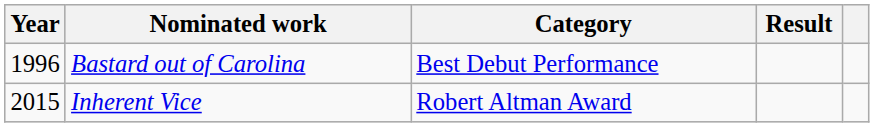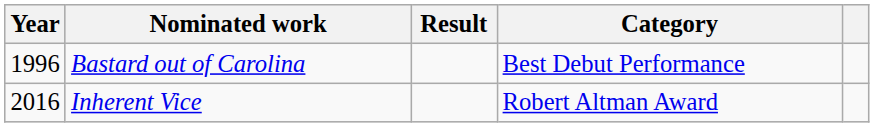columns swapped: (583, 24) <-> (799, 24)
(35, 102) 2015 -> (35, 102) 2016
